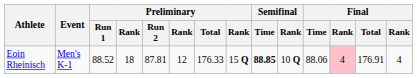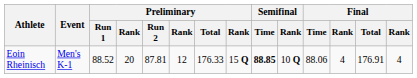(129, 60) 18 -> (129, 60) 20
(342, 60) pink background -> (342, 60) no background
